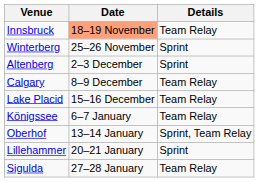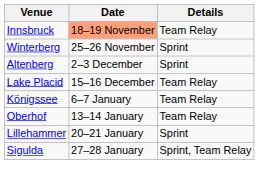- row: (26, 82)
(205, 133) Sprint, Team Relay -> (188, 116) Team Relay
(188, 168) Team Relay -> (205, 151) Sprint, Team Relay
